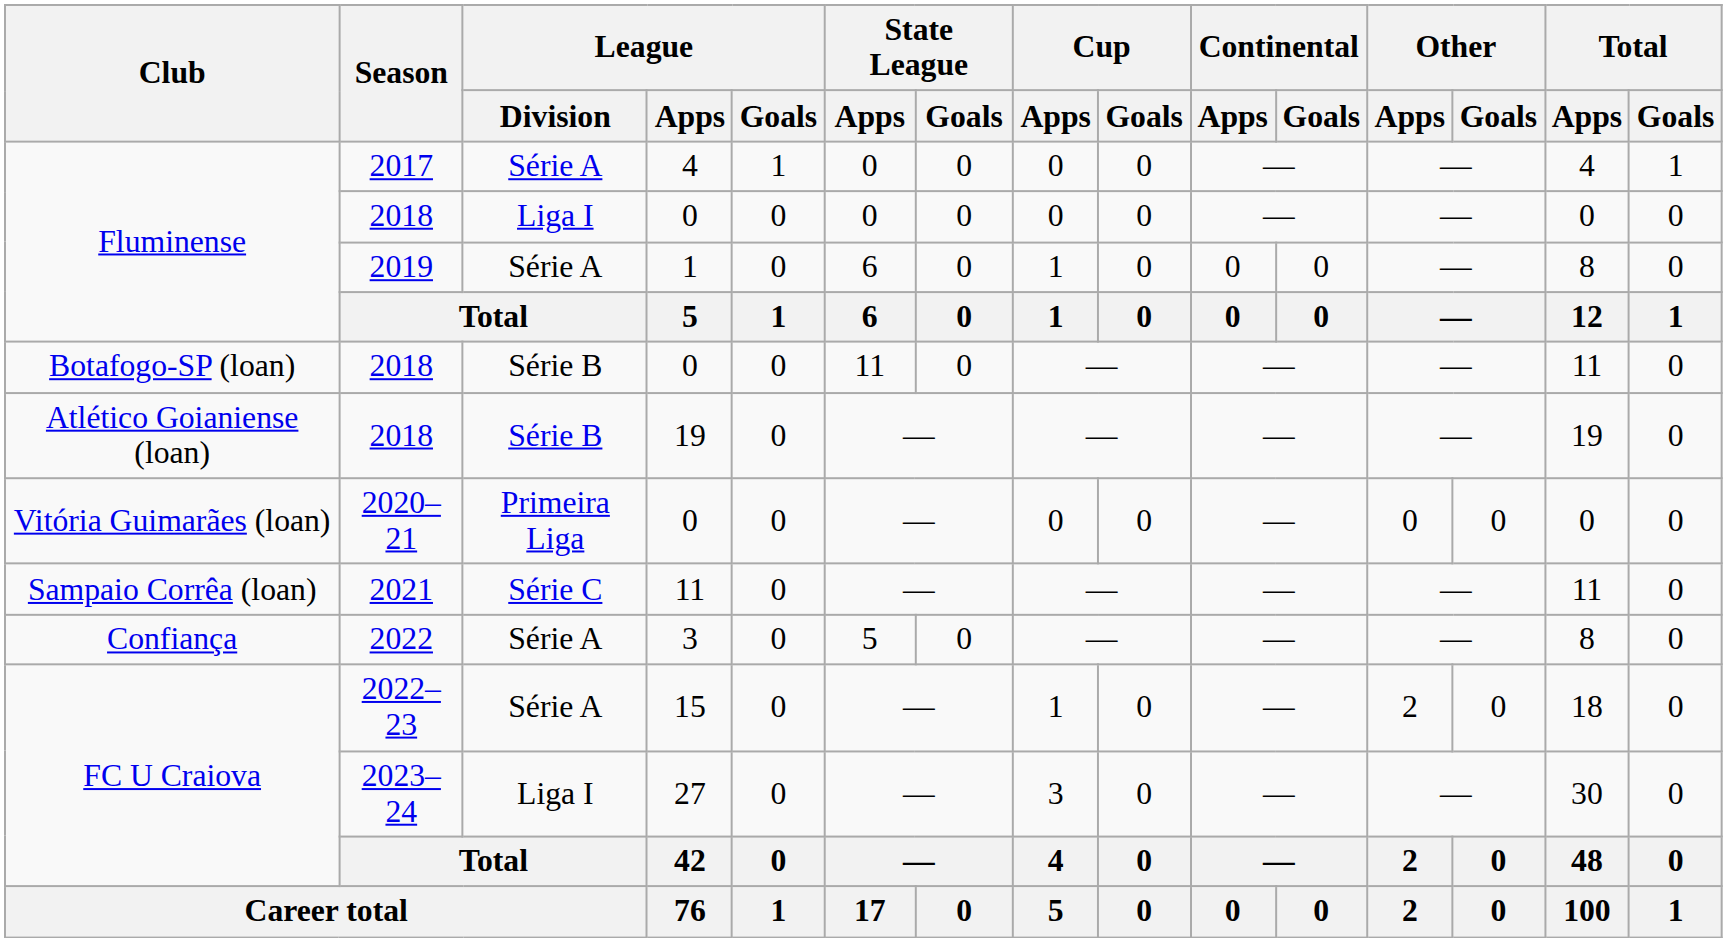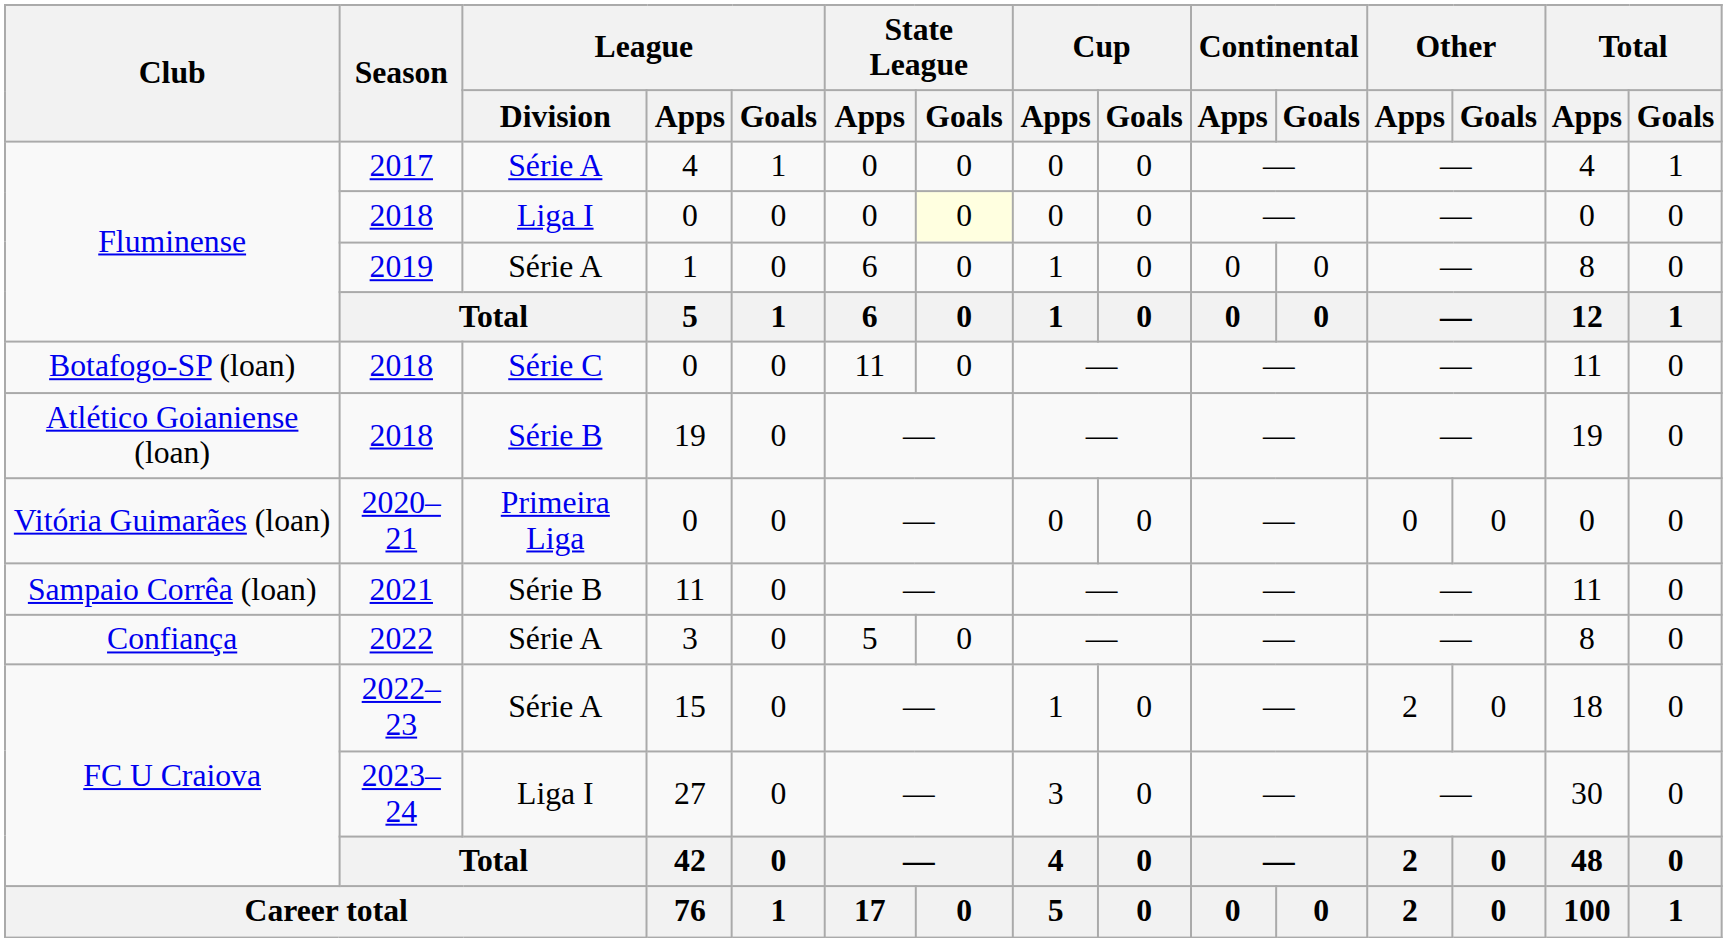(964, 215) no background -> (964, 215) lightyellow background
(555, 366) Série B -> (555, 366) Série C
(555, 588) Série C -> (555, 588) Série B
